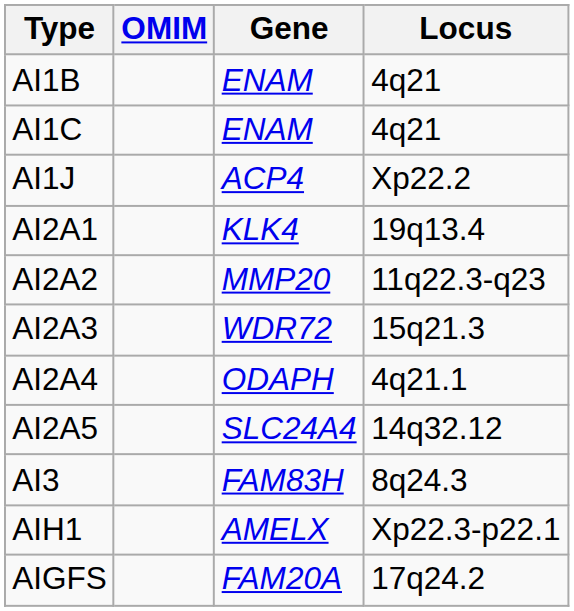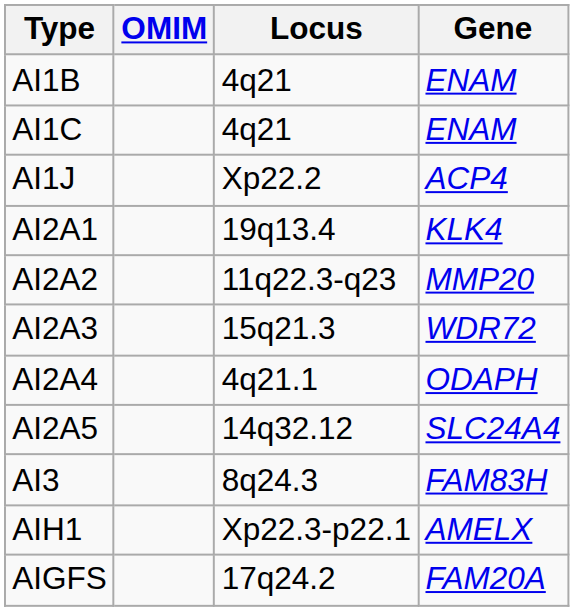columns swapped: (289, 29) <-> (466, 29)
